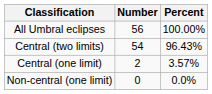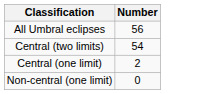- column: (184, 13)
